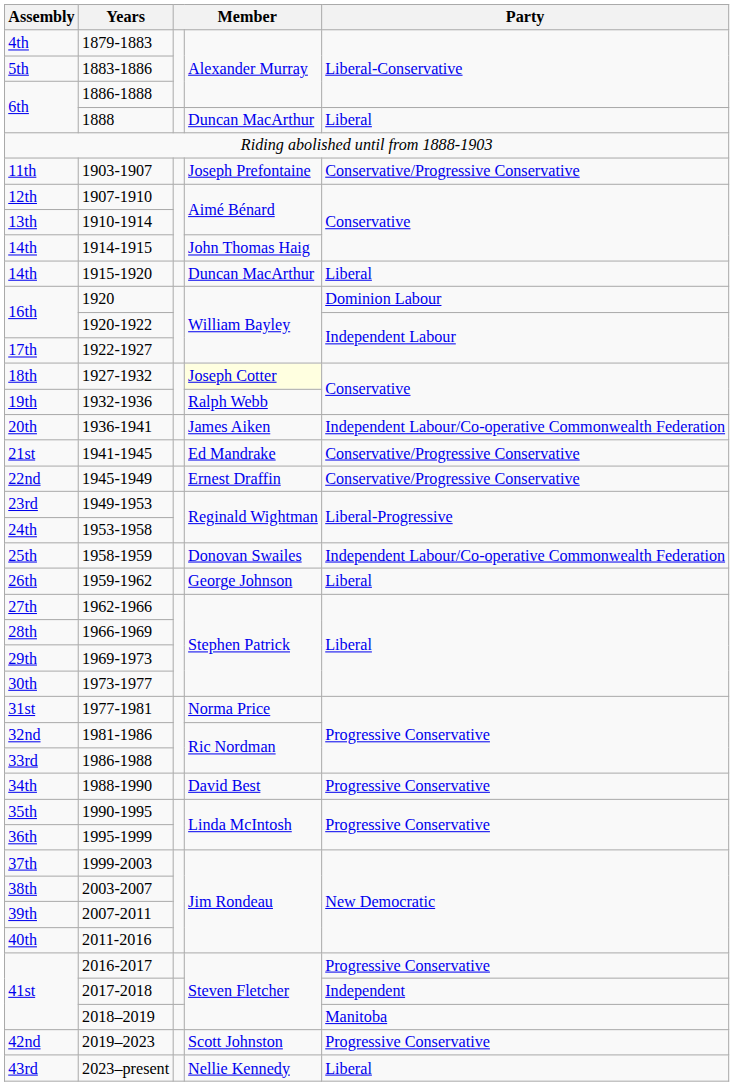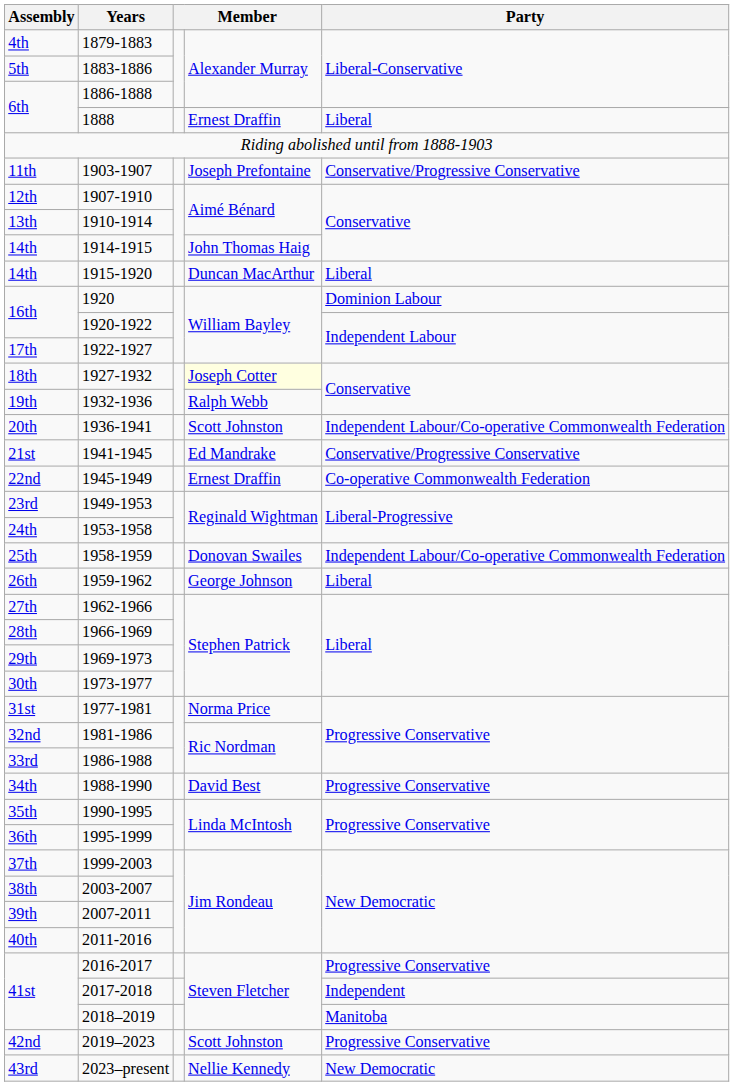(251, 119) Duncan MacArthur -> (234, 119) Ernest Draffin
(229, 427) James Aiken -> (235, 427) Scott Johnston
(452, 478) Conservative/Progressive Conservative -> (458, 478) Co-operative Commonwealth Federation
(349, 1068) Liberal -> (380, 1068) New Democratic
